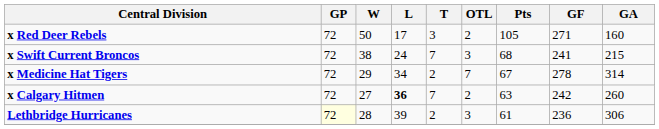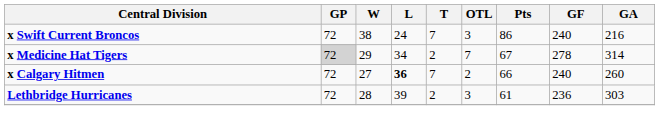- row: (57, 34)
(506, 54) 68 -> (506, 34) 86
(562, 54) 241 -> (562, 34) 240
(614, 54) 215 -> (614, 34) 216
(330, 74) no background -> (330, 54) lightgrey background
(506, 94) 63 -> (506, 74) 66
(562, 94) 242 -> (562, 74) 240
(330, 114) lightyellow background -> (330, 94) no background
(614, 114) 306 -> (614, 94) 303
